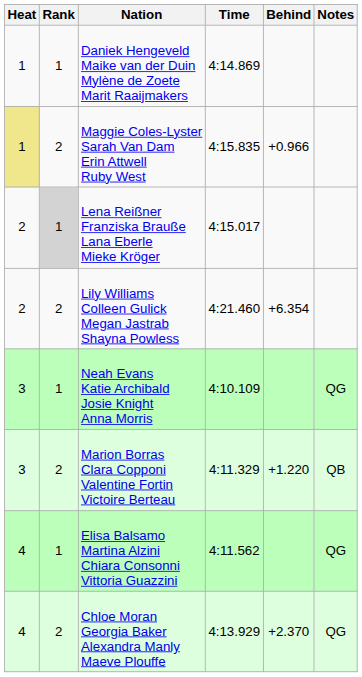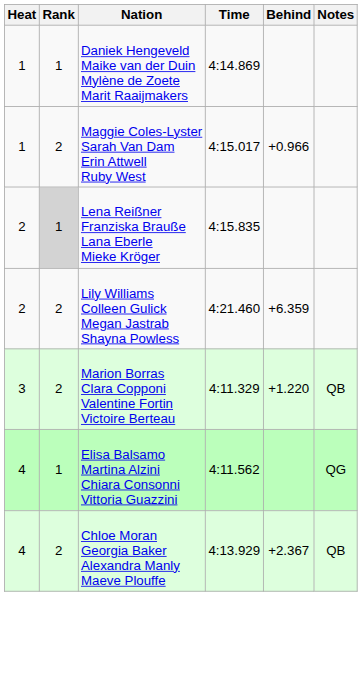(22, 146) khaki background -> (22, 146) no background
(234, 146) 4:15.835 -> (234, 146) 4:15.017
(234, 227) 4:15.017 -> (234, 227) 4:15.835
(289, 308) +6.354 -> (289, 308) +6.359
- row: (125, 396)
(289, 631) +2.370 -> (289, 550) +2.367
(336, 631) QG -> (336, 550) QB
